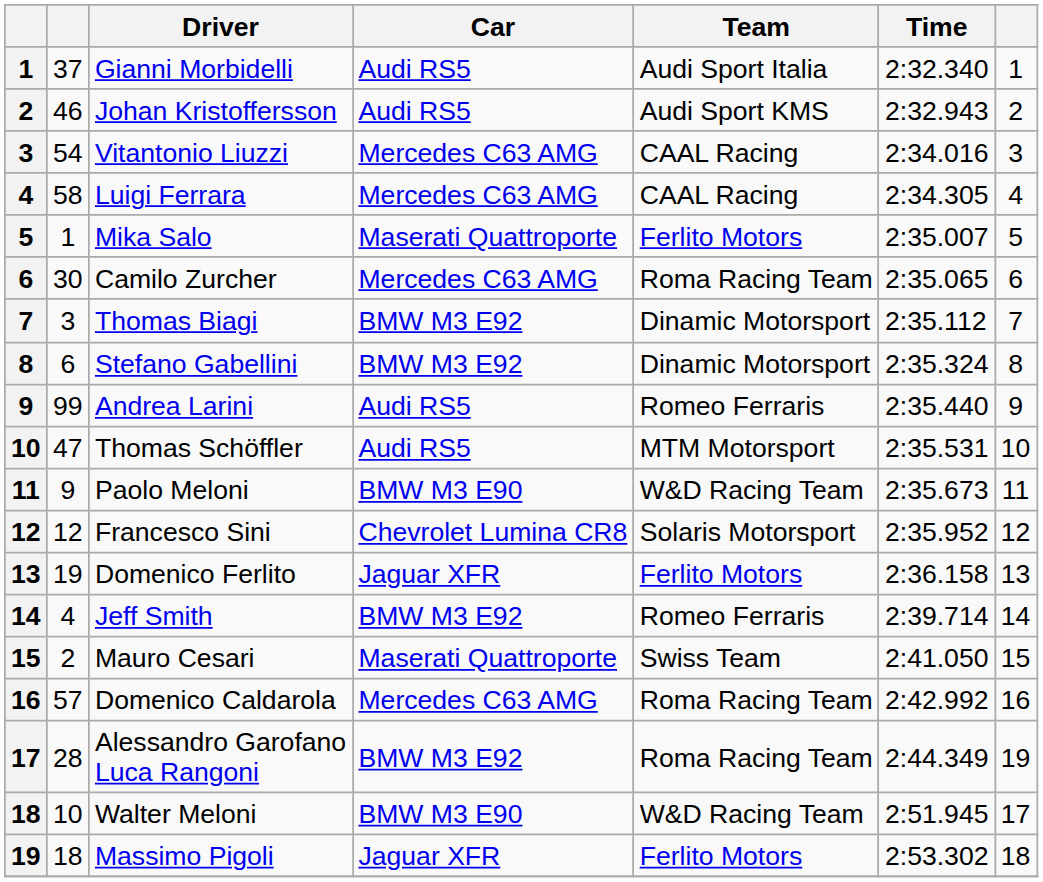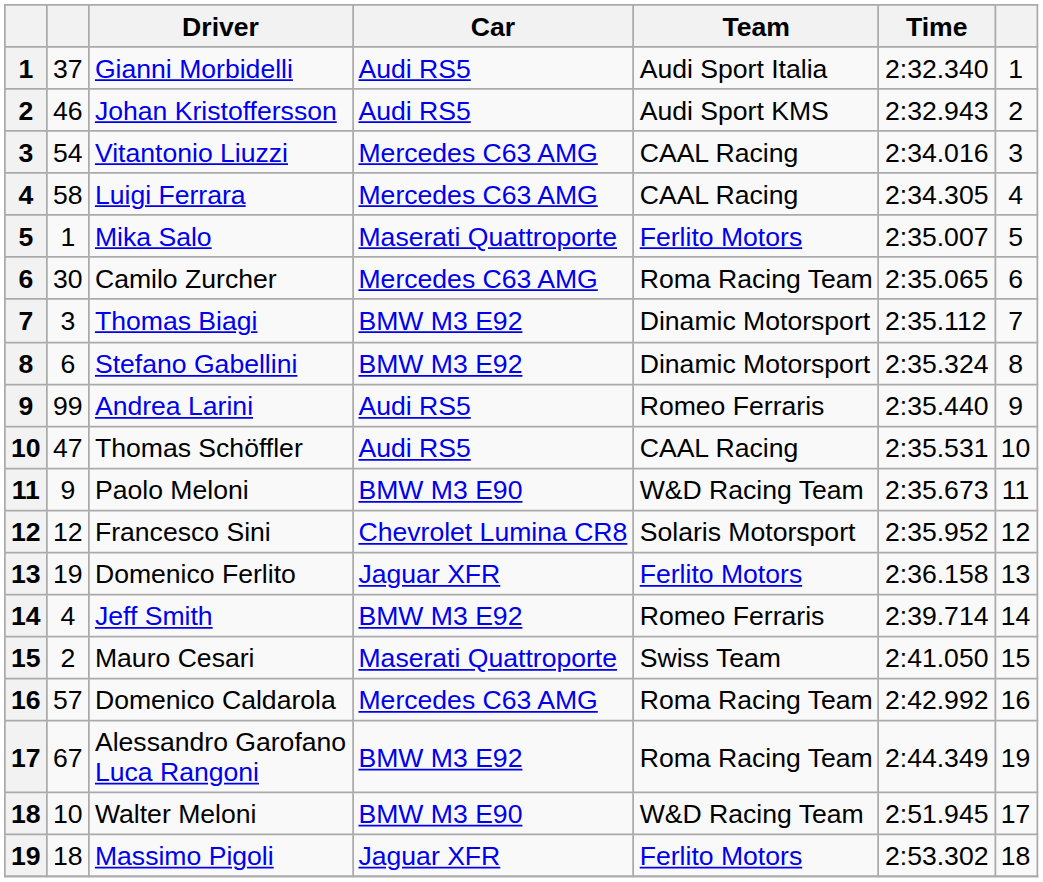(737, 447) MTM Motorsport -> (719, 447) CAAL Racing
(68, 757) 28 -> (68, 757) 67
